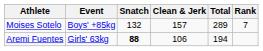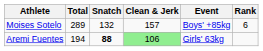columns swapped: (91, 12) <-> (220, 12)
(245, 26) 7 -> (245, 26) 6
(179, 39) no background -> (152, 39) lightgreen background
